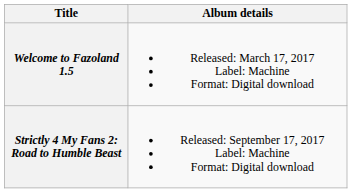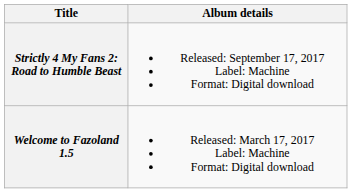rows swapped: (66, 64) <-> (66, 146)
